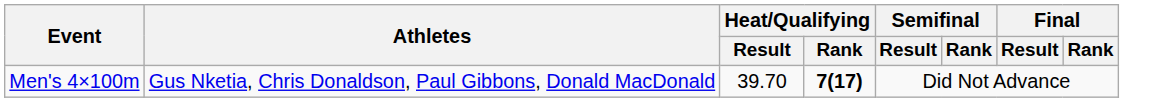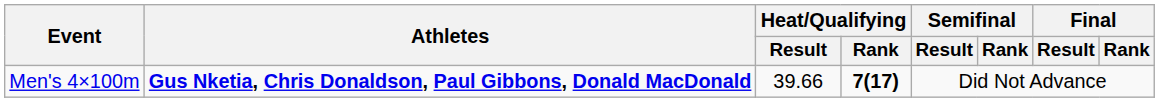(432, 82) normal -> (450, 82) bold
(762, 82) 39.70 -> (798, 82) 39.66
